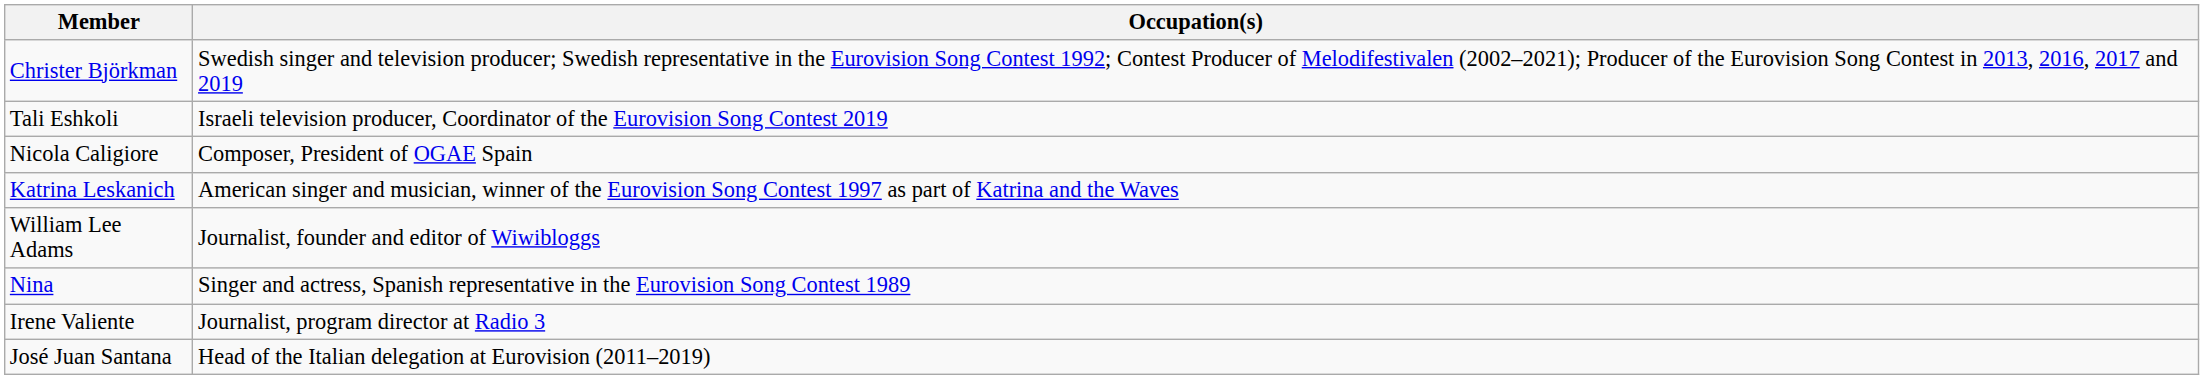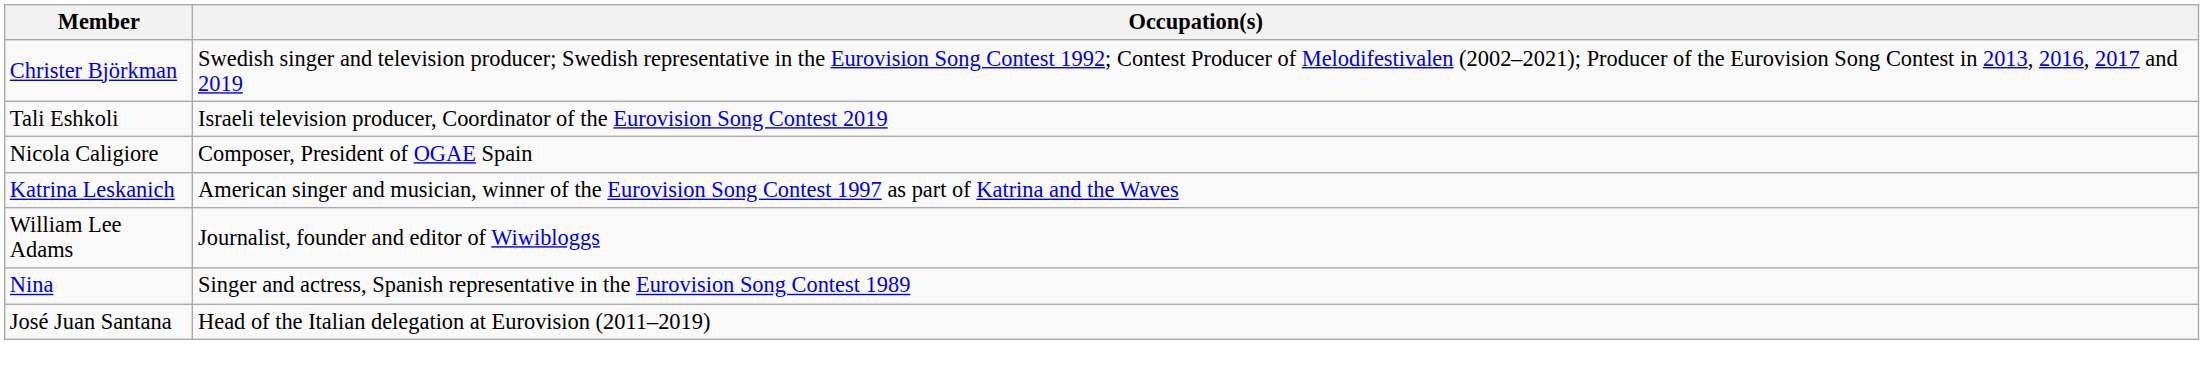- row: (72, 321)
